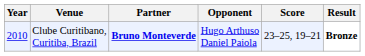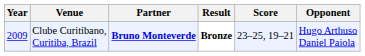columns swapped: (230, 13) <-> (342, 13)
(17, 36) 2010 -> (17, 36) 2009
